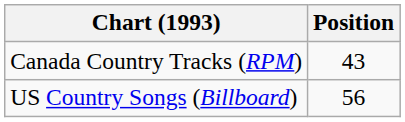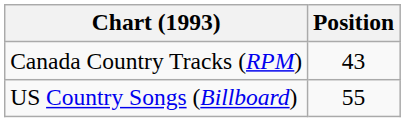(354, 97) 56 -> (354, 97) 55
